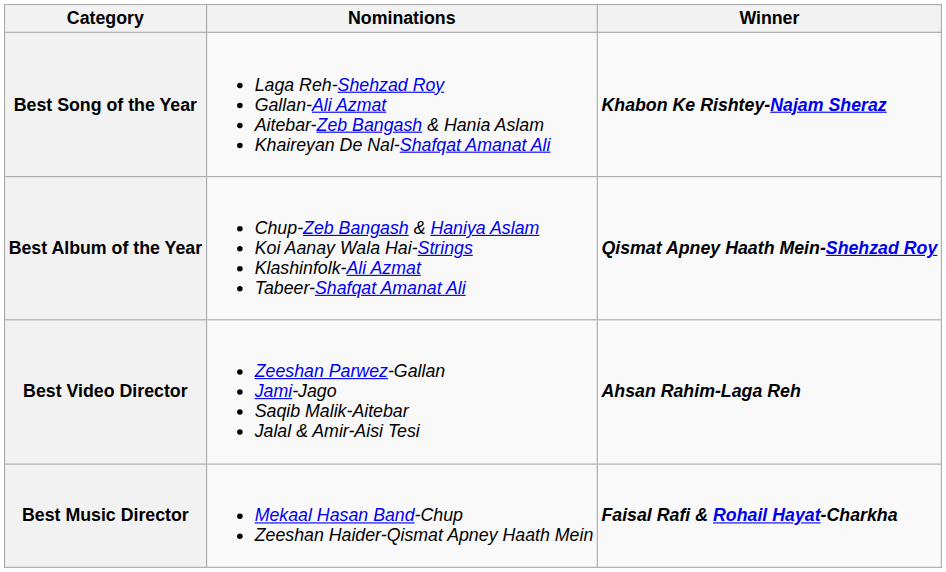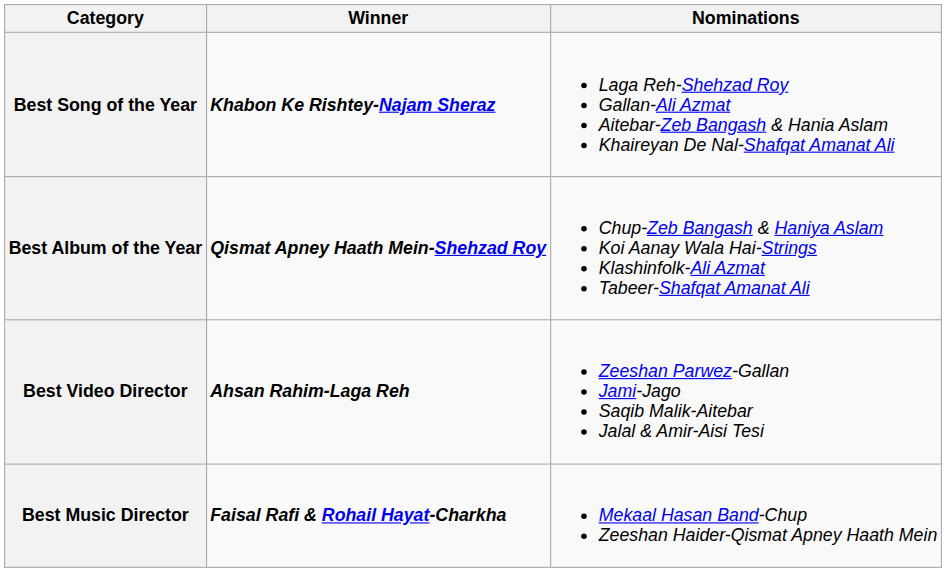columns swapped: (769, 18) <-> (402, 18)
